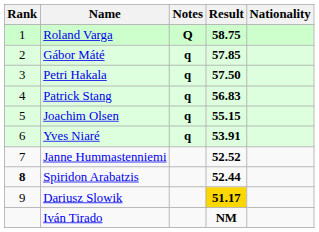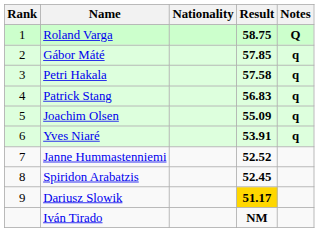columns swapped: (280, 14) <-> (188, 14)
(226, 75) 57.50 -> (257, 75) 57.58
(226, 116) 55.15 -> (257, 116) 55.09
(22, 177) bold -> (22, 177) normal
(226, 177) 52.44 -> (257, 177) 52.45
